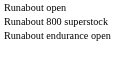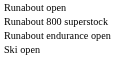+ row: (22, 50)
